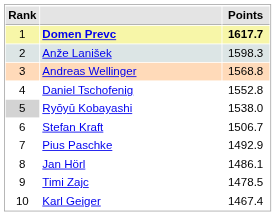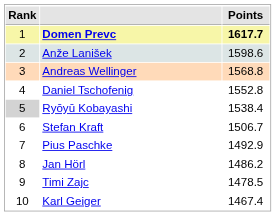(246, 53) 1598.3 -> (246, 53) 1598.6
(246, 109) 1538.0 -> (246, 109) 1538.4
(246, 164) 1486.1 -> (246, 164) 1486.2
